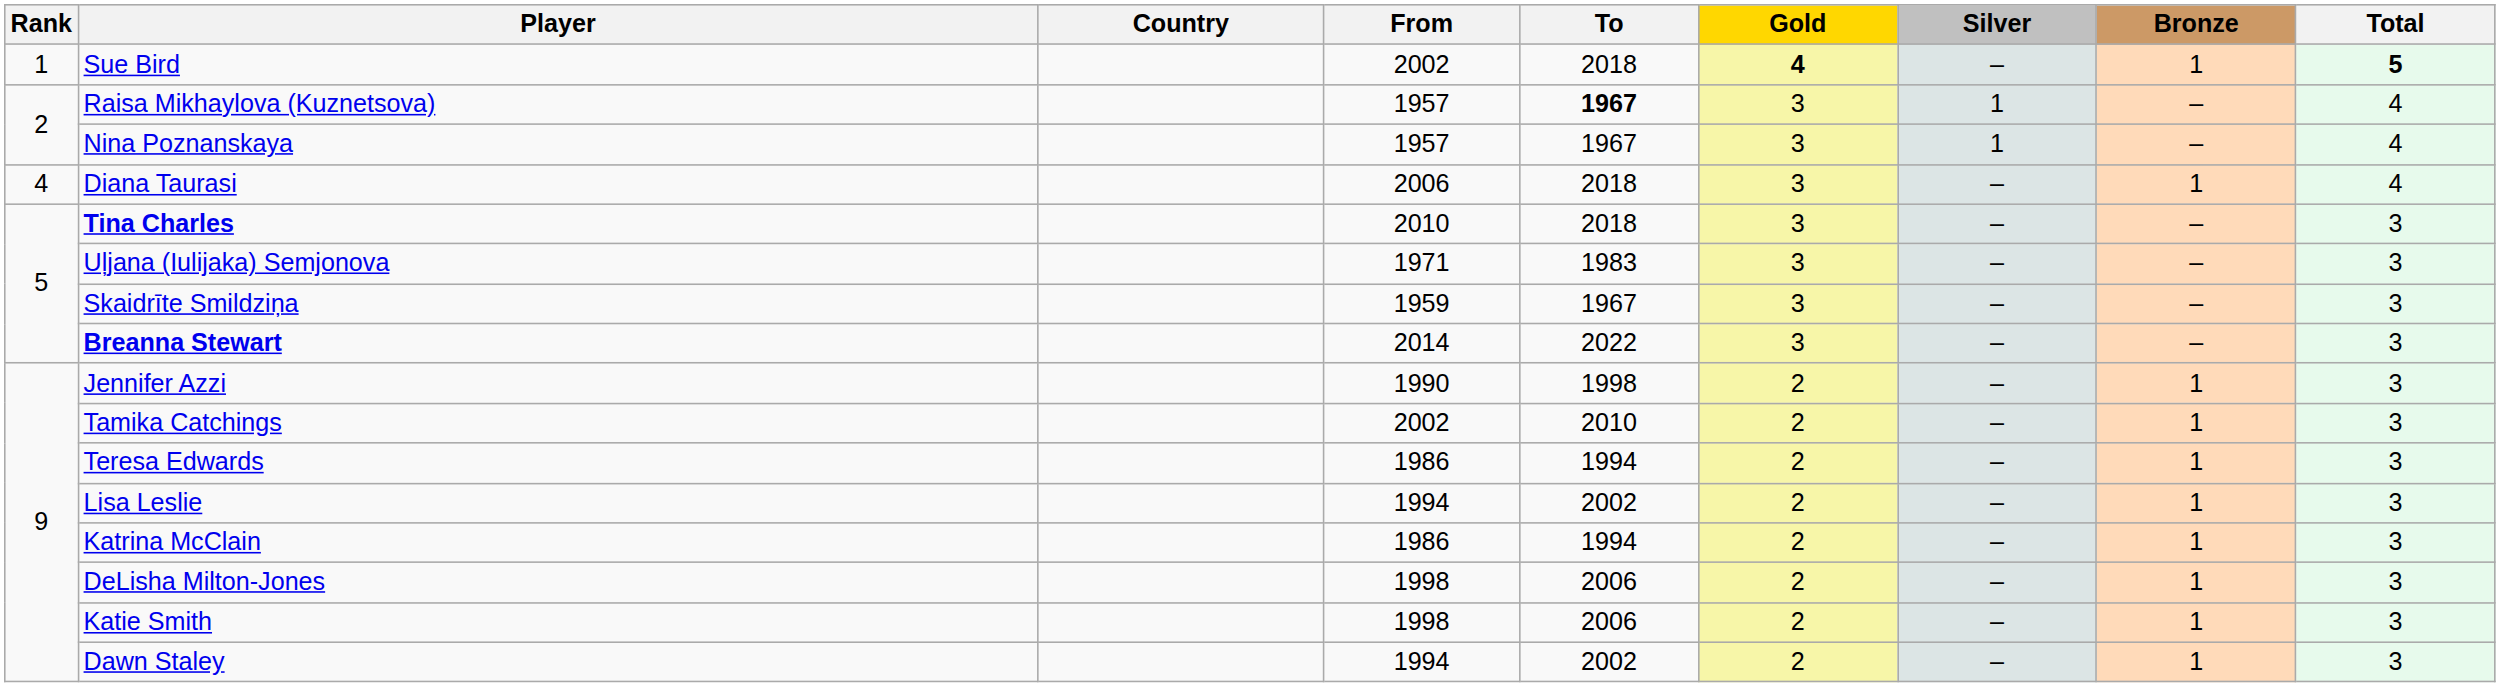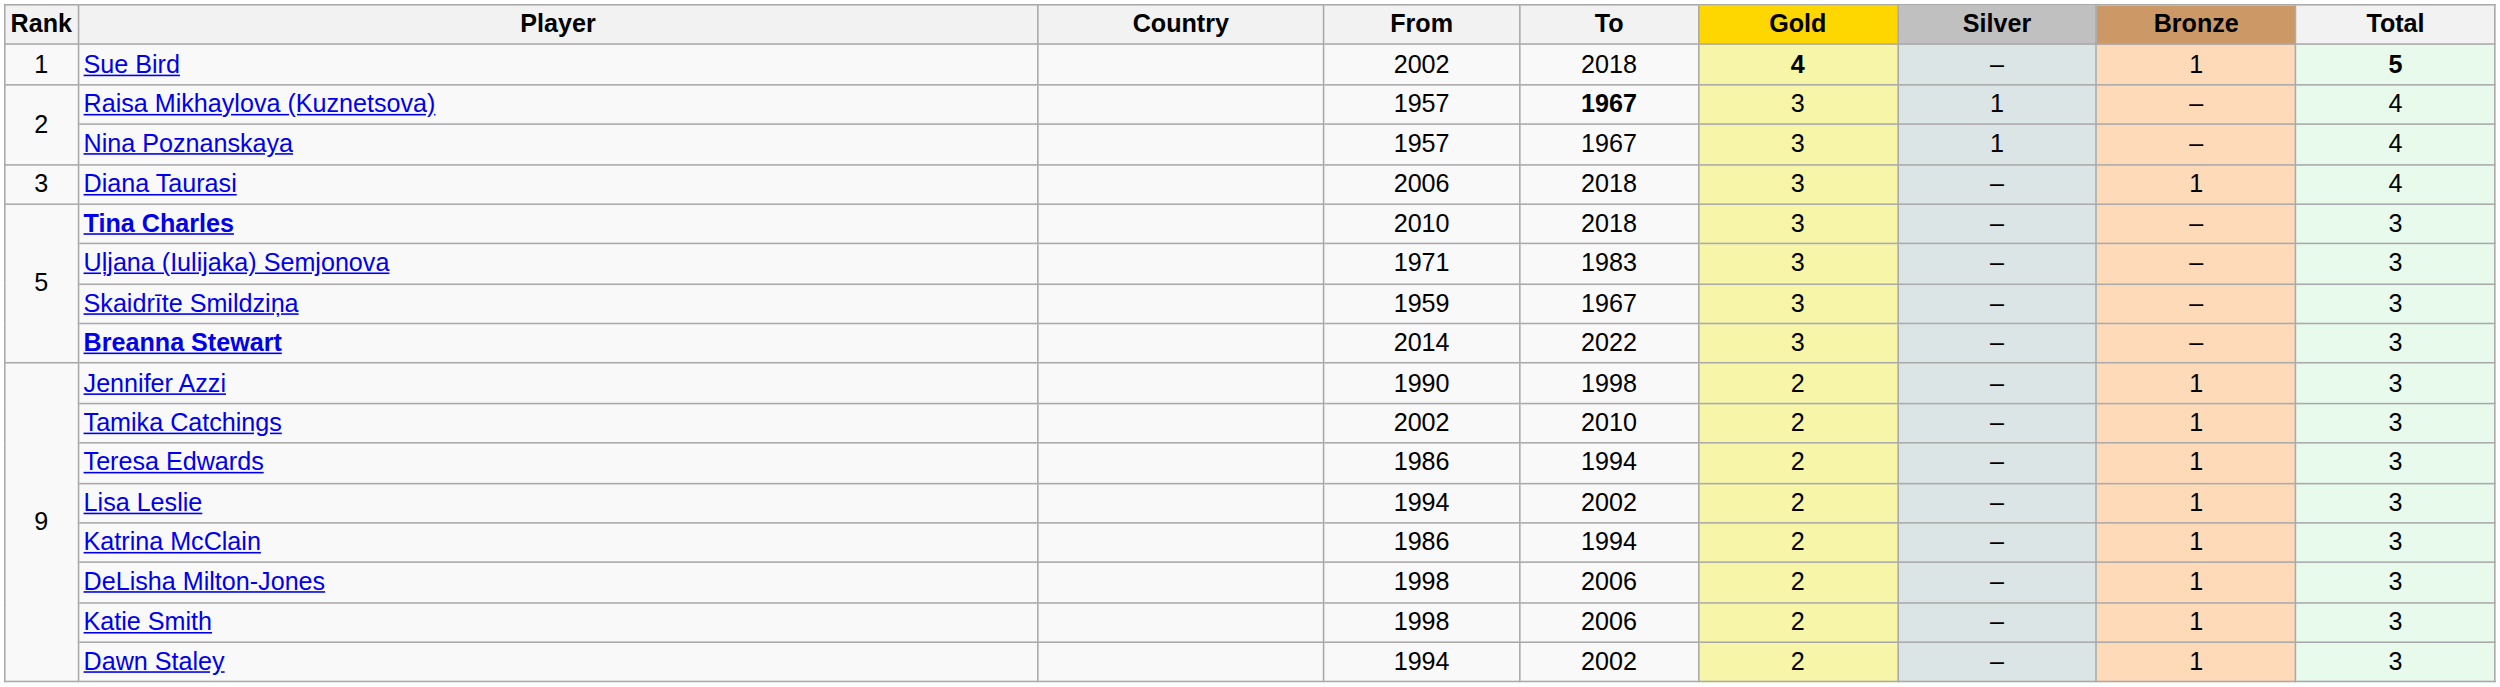(41, 183) 4 -> (41, 183) 3
